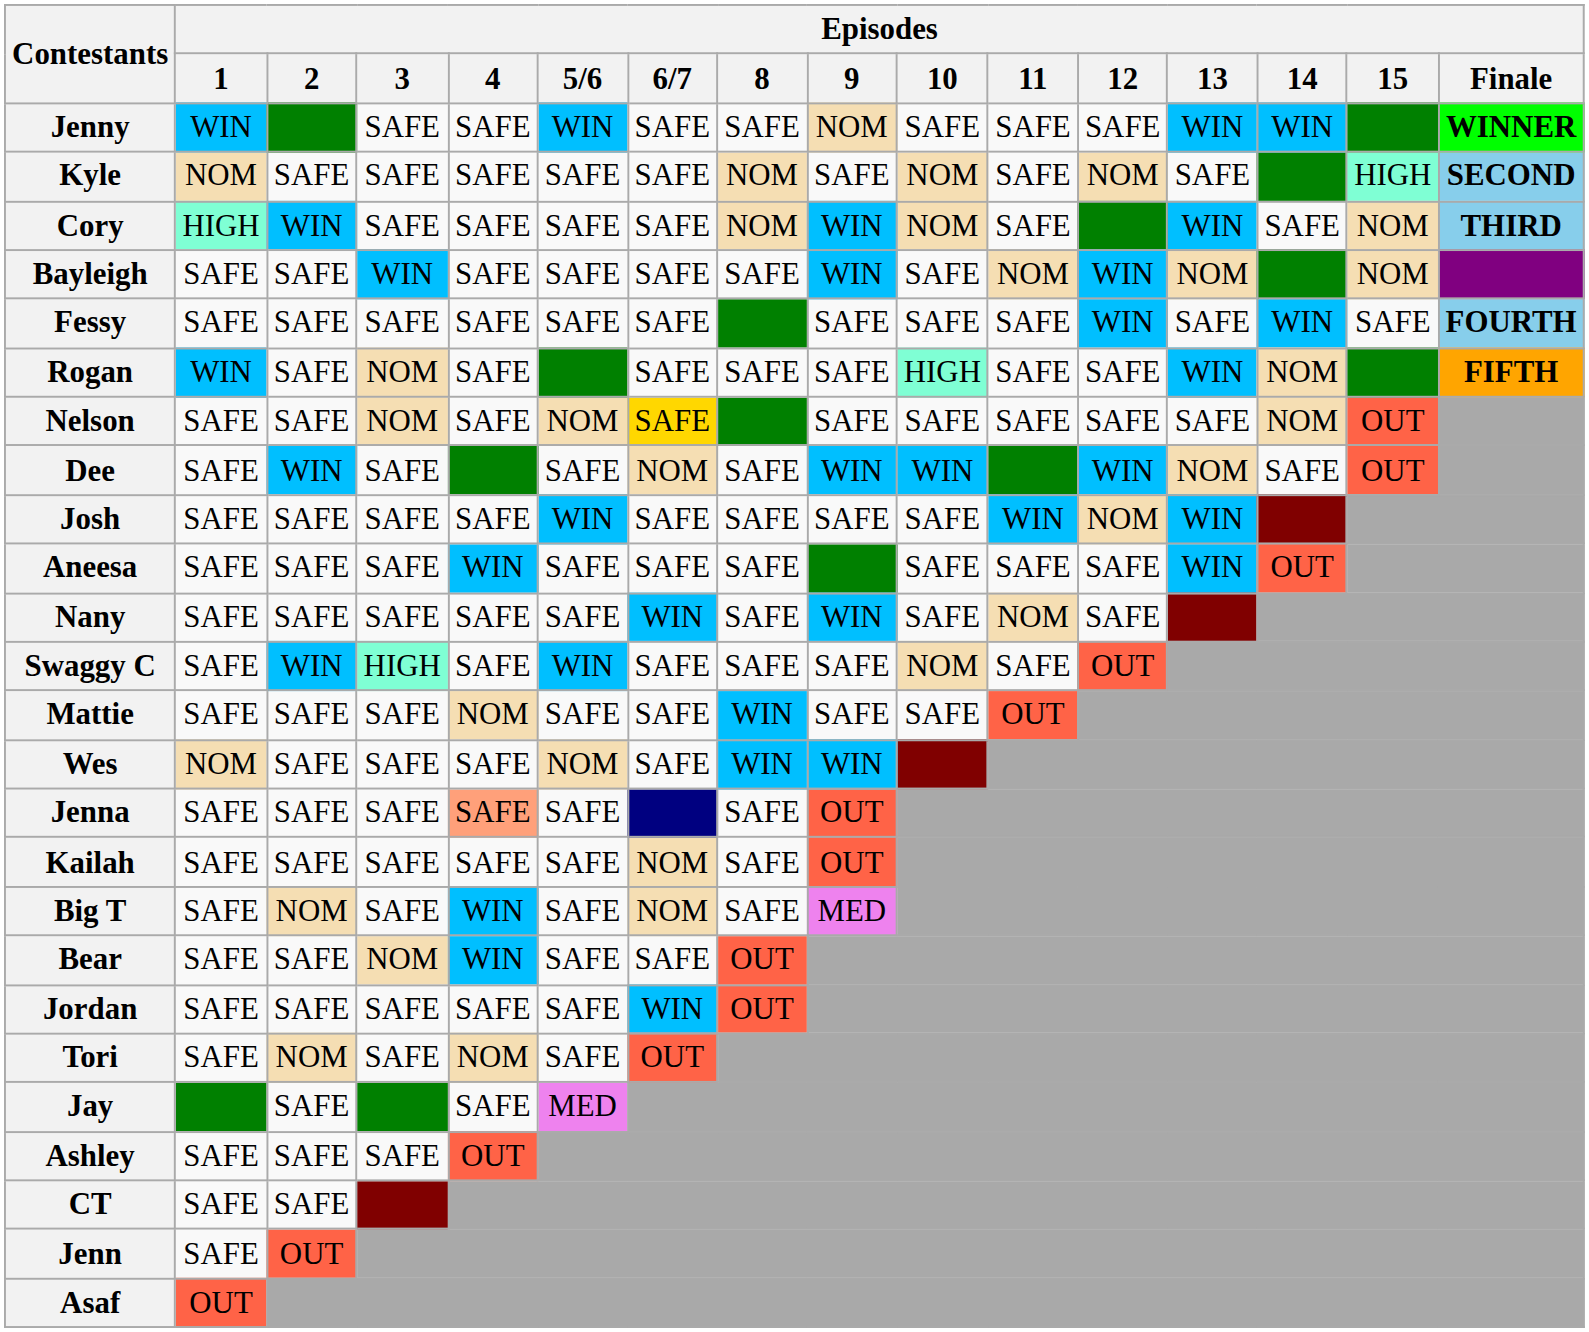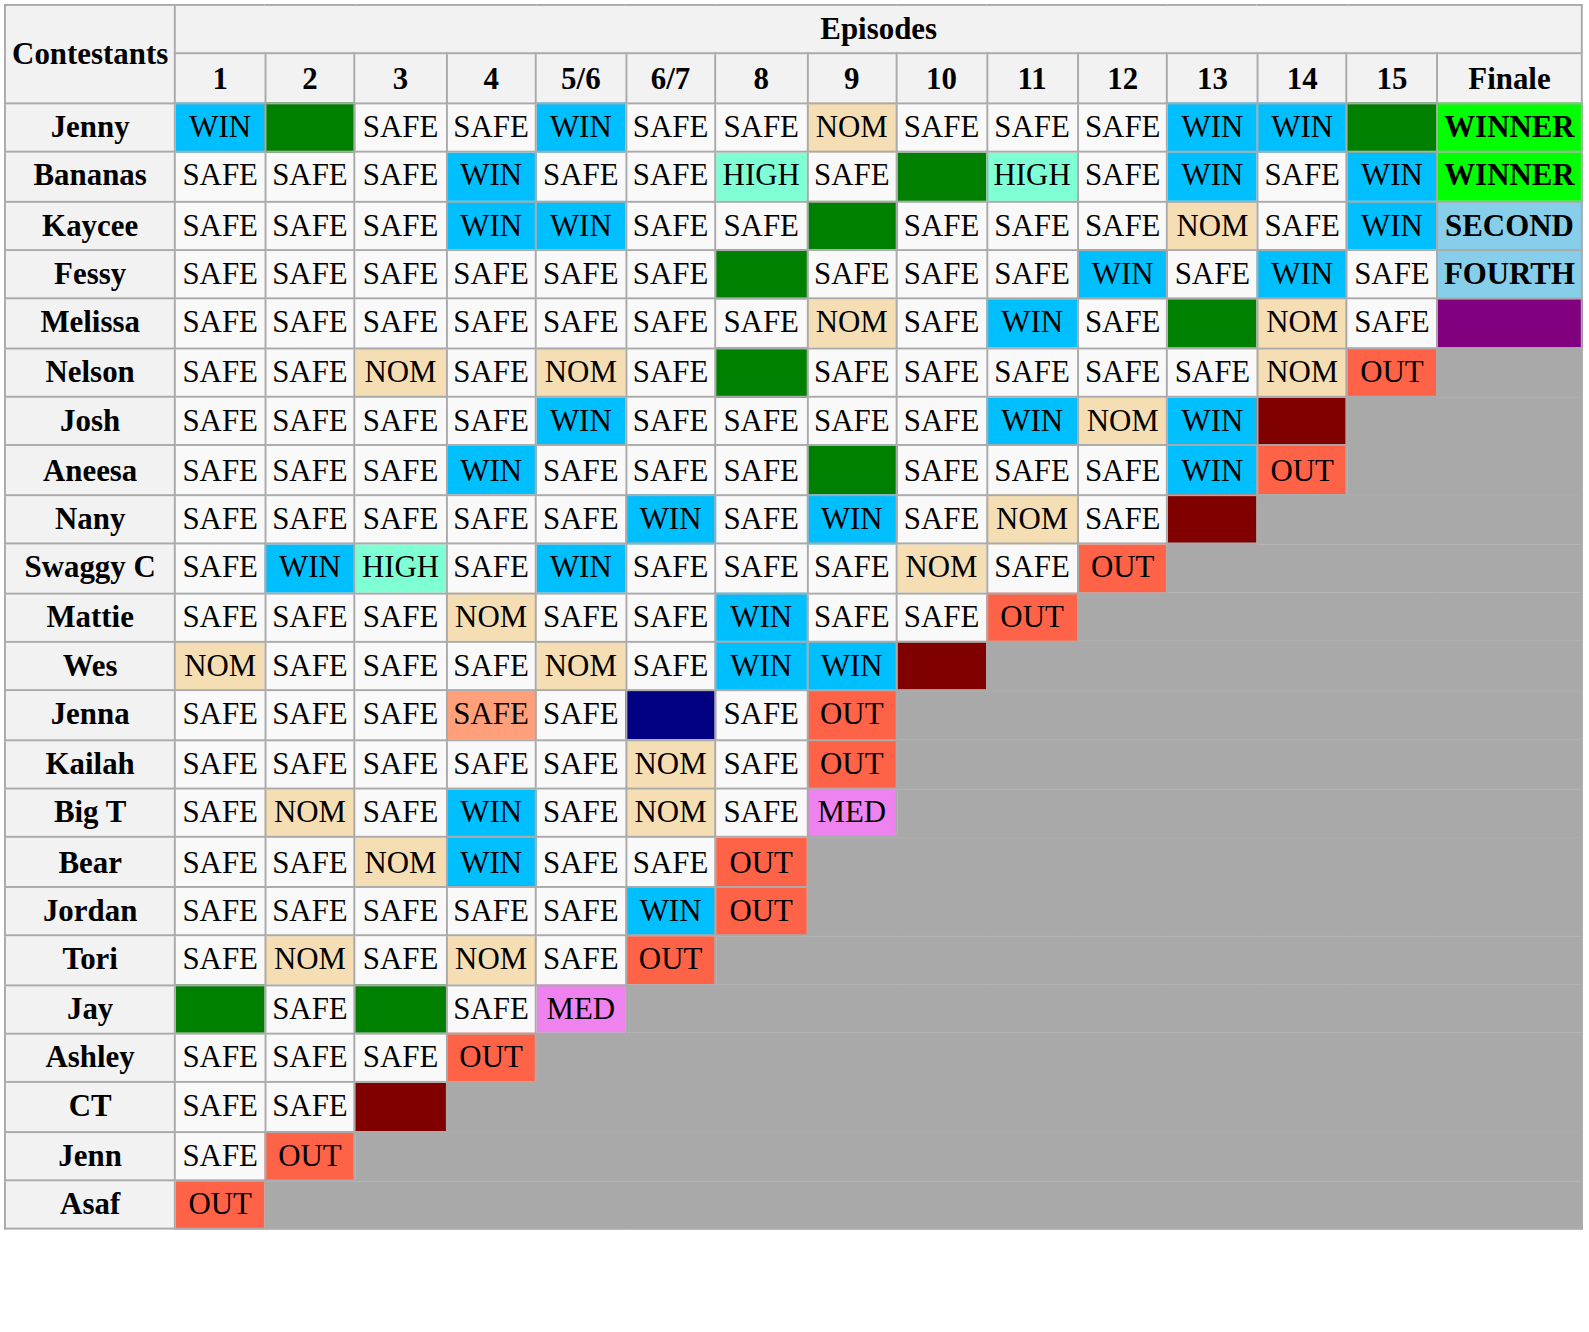+ row: (90, 175)
- row: (90, 175)
+ row: (90, 224)
- row: (90, 224)
- row: (90, 273)
+ row: (90, 322)
- row: (90, 371)
(672, 420) gold background -> (671, 371) no background
- row: (90, 469)
